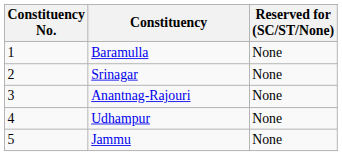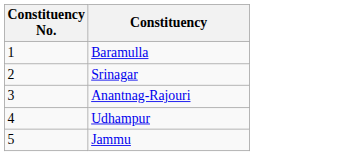- column: (293, 23)
